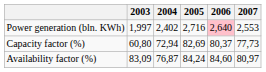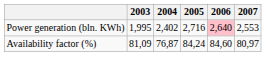(140, 28) 1,997 -> (140, 28) 1,995
- row: (46, 43)
(140, 59) 83,09 -> (140, 43) 81,09
